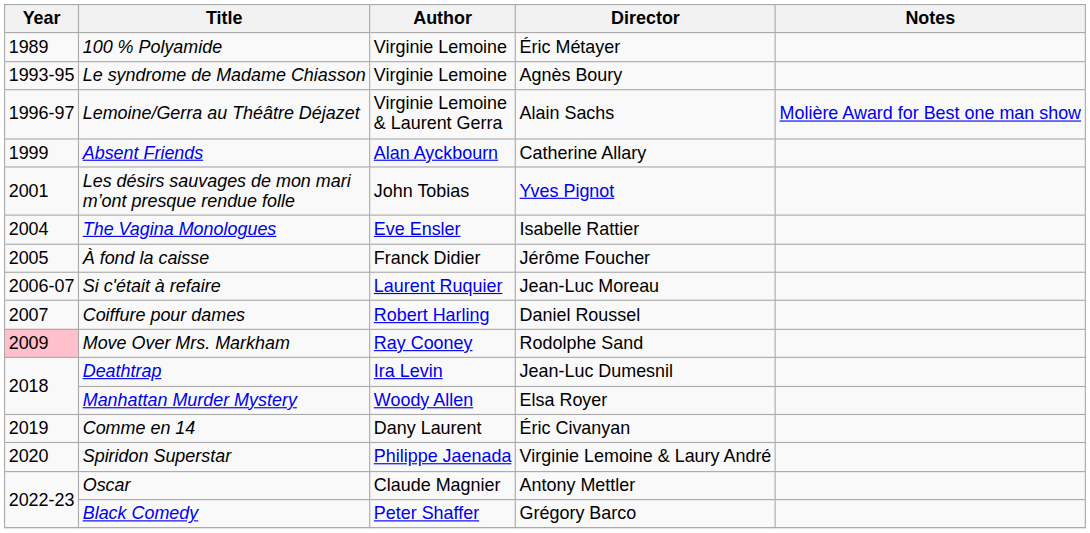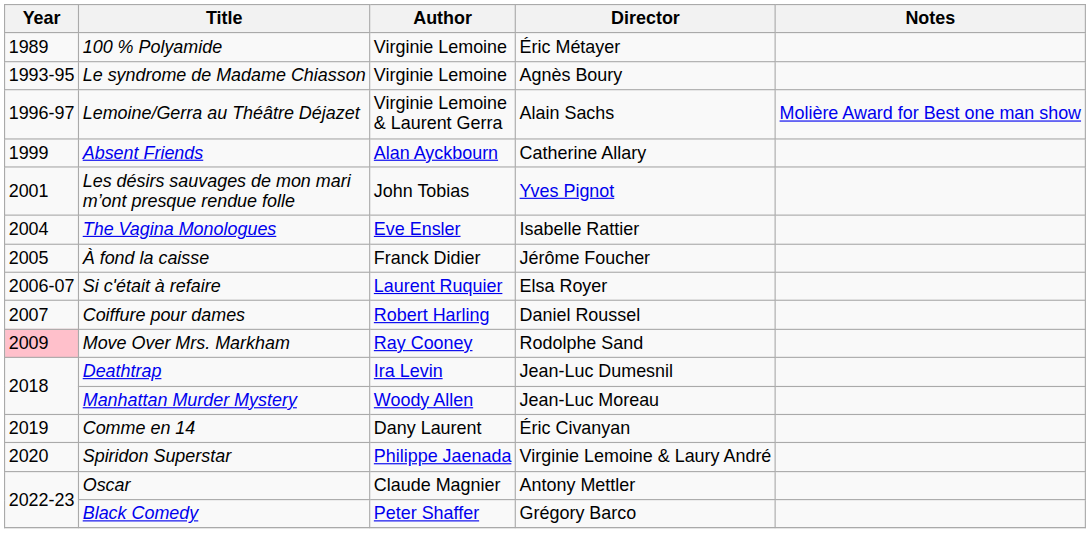(589, 286) Jean-Luc Moreau -> (563, 286) Elsa Royer
(563, 400) Elsa Royer -> (589, 400) Jean-Luc Moreau
